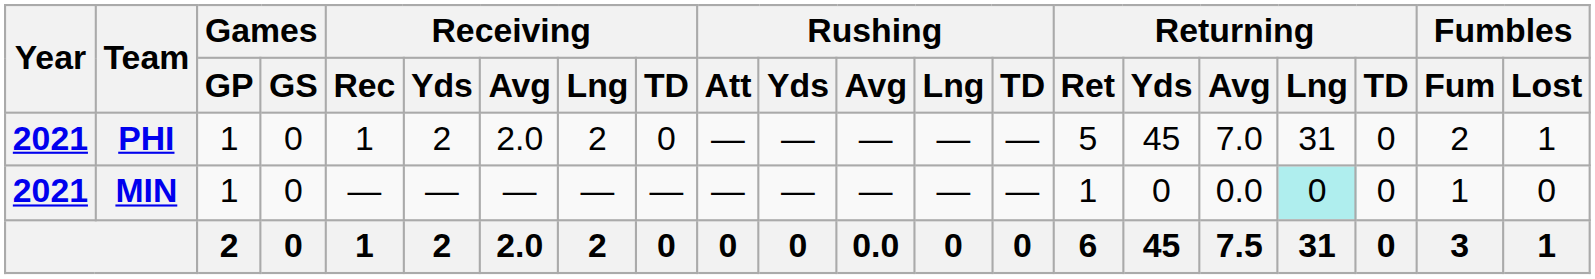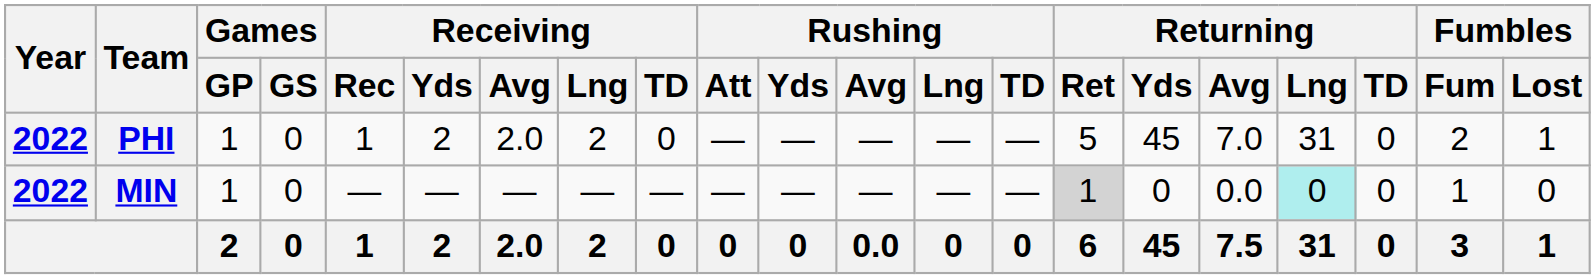(50, 138) 2021 -> (50, 138) 2022
(50, 191) 2021 -> (50, 191) 2022
(1088, 191) no background -> (1088, 191) lightgrey background
